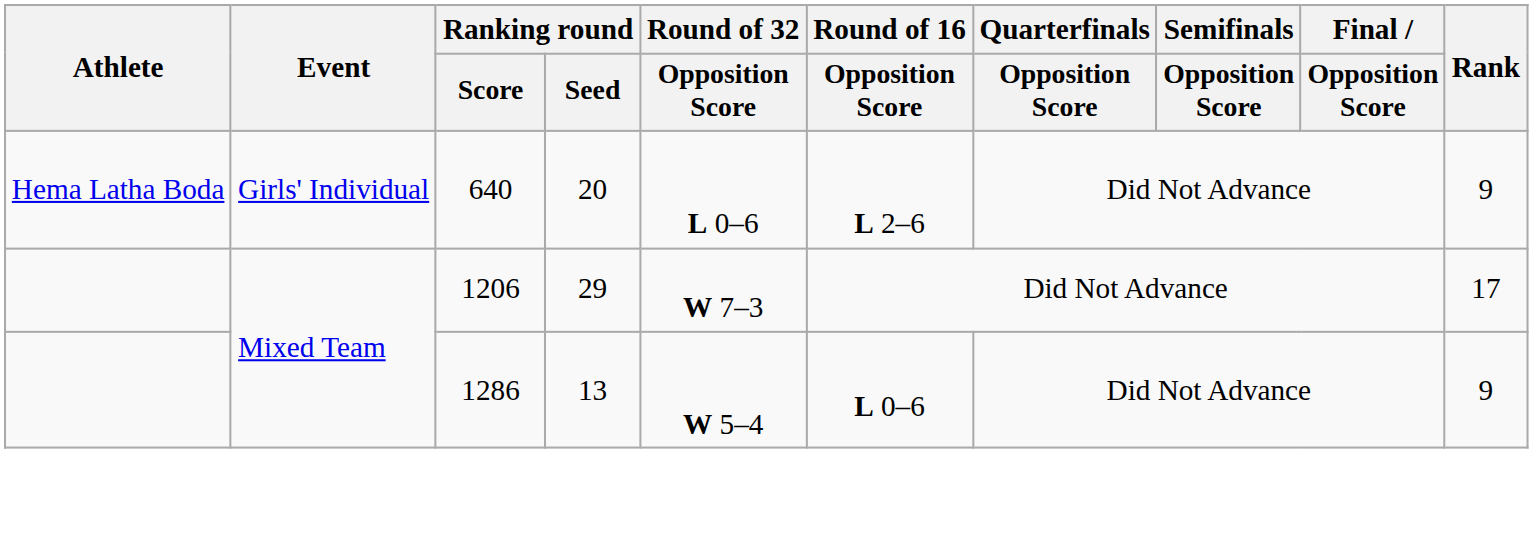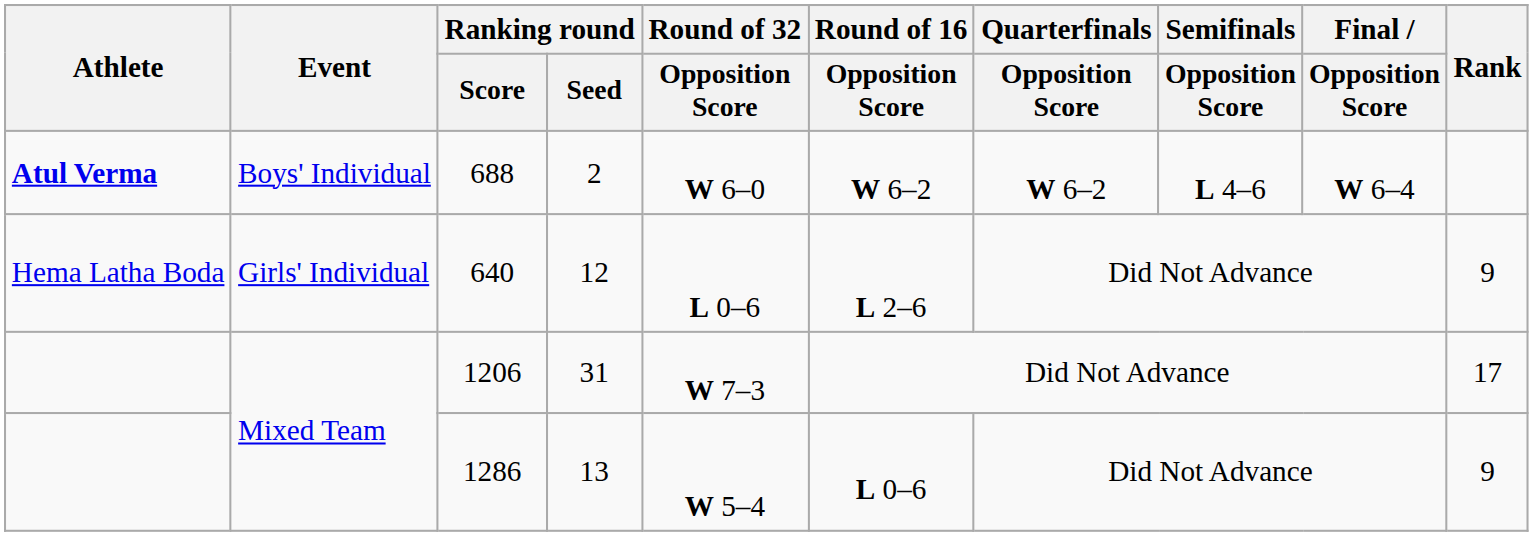+ row: (492, 172)
(593, 189) 20 -> (594, 272) 12
(593, 289) 29 -> (594, 372) 31
